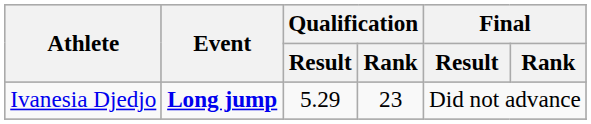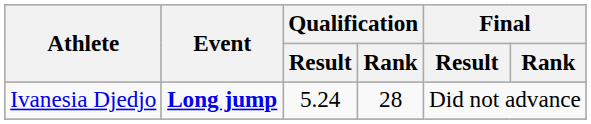(320, 100) 5.29 -> (320, 100) 5.24
(391, 100) 23 -> (391, 100) 28
